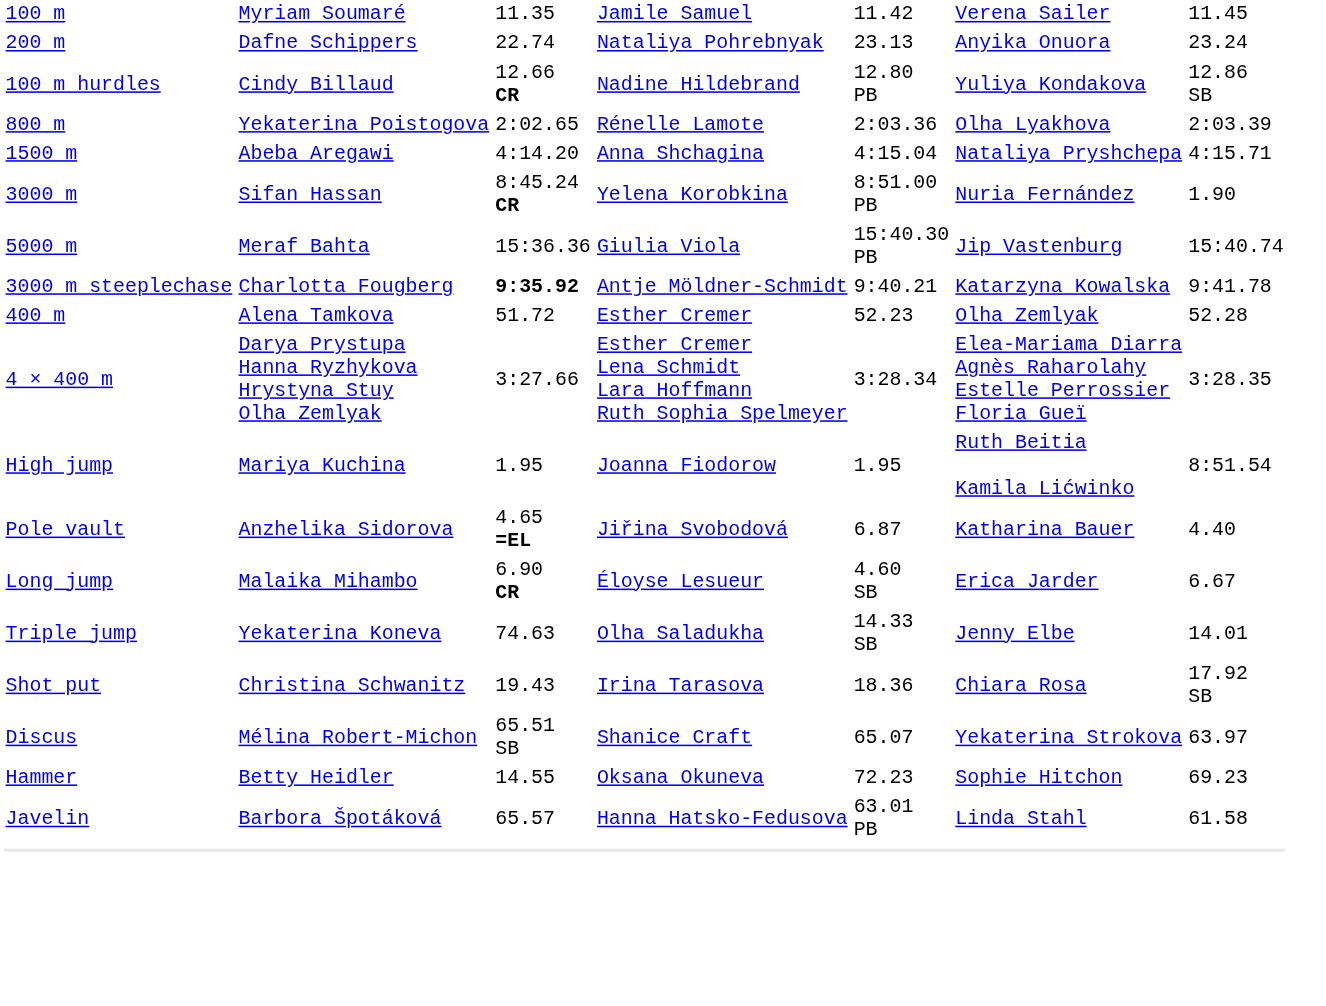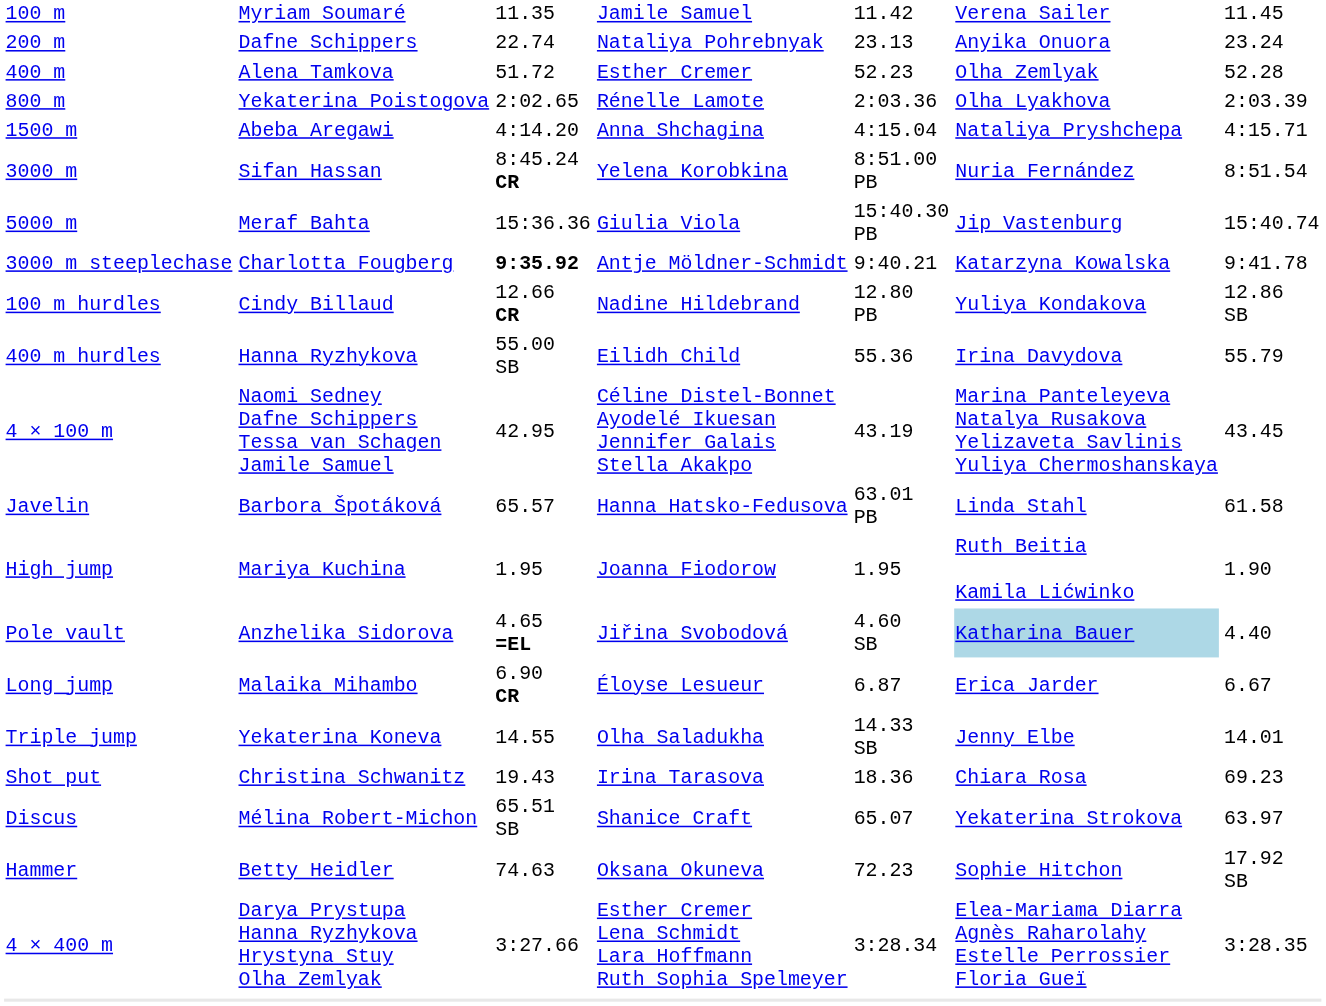rows swapped: (35, 315) <-> (83, 84)
(1212, 194) 1.90 -> (1266, 171) 8:51.54
+ row: (83, 356)
+ row: (59, 431)
rows swapped: (59, 379) <-> (47, 818)
(1230, 465) 8:51.54 -> (1248, 569) 1.90
(878, 529) 6.87 -> (878, 633) 4.60 SB
(1045, 529) no background -> (1045, 633) lightblue background
(878, 581) 4.60 SB -> (878, 685) 6.87
(525, 633) 74.63 -> (525, 737) 14.55
(1218, 685) 17.92 SB -> (1254, 778) 69.23
(525, 778) 14.55 -> (525, 870) 74.63
(1218, 778) 69.23 -> (1254, 870) 17.92 SB
